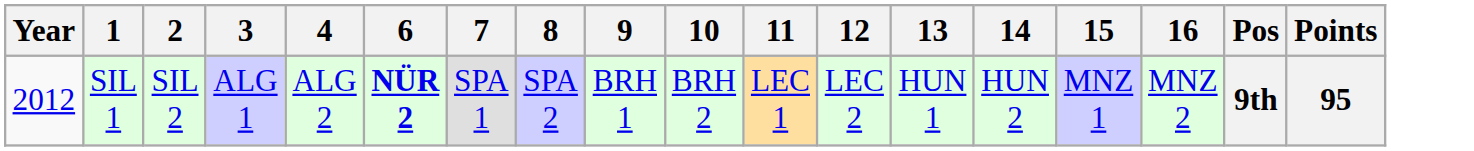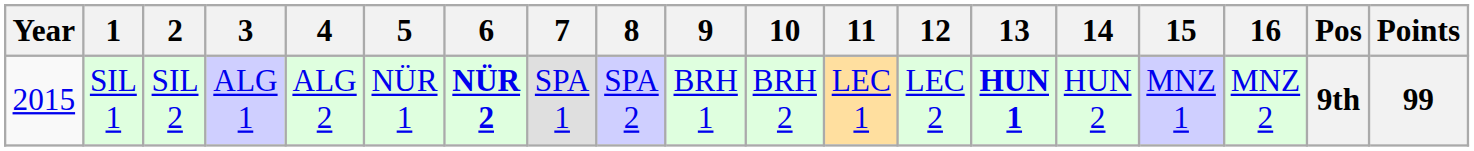+ column: (405, 29)
(44, 99) 2012 -> (44, 99) 2015
(933, 99) normal -> (1014, 99) bold
(1336, 99) 95 -> (1418, 99) 99
